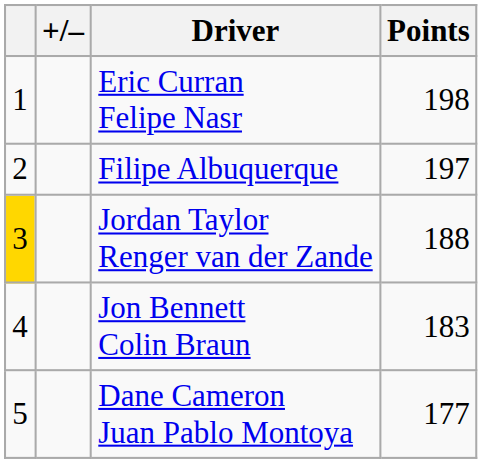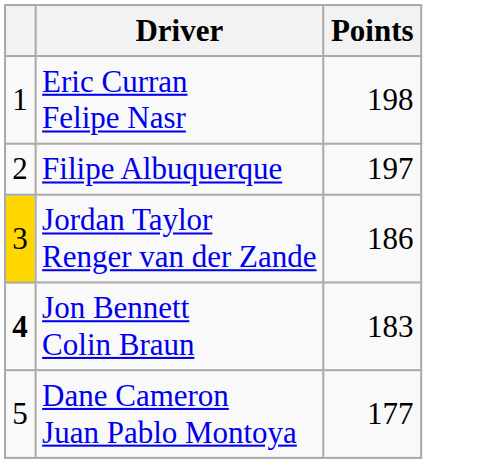- column: (63, 30)
(447, 238) 188 -> (390, 238) 186
(20, 326) normal -> (20, 326) bold
